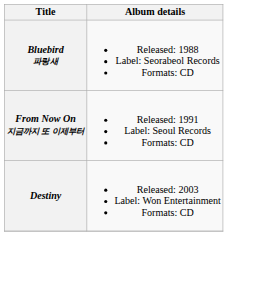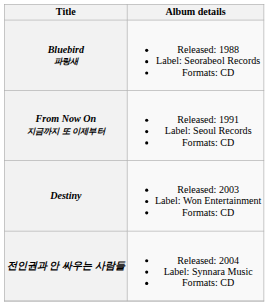+ row: (66, 265)
